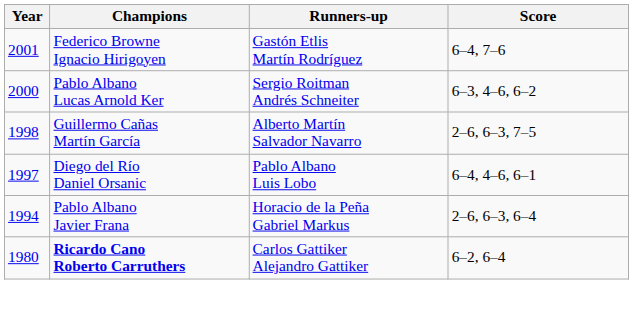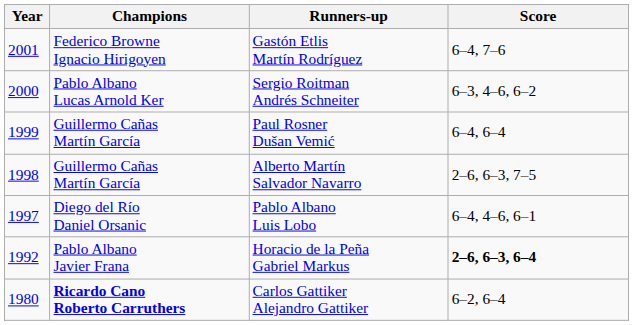+ row: (294, 132)
(23, 216) 1994 -> (23, 257) 1992
(494, 216) normal -> (494, 257) bold
